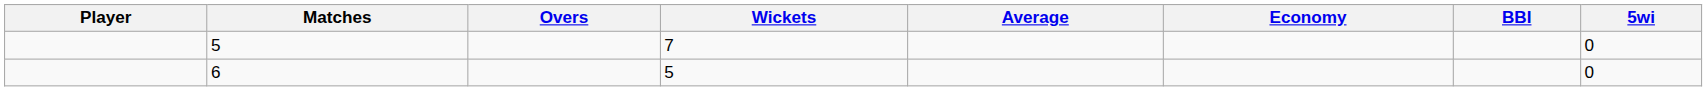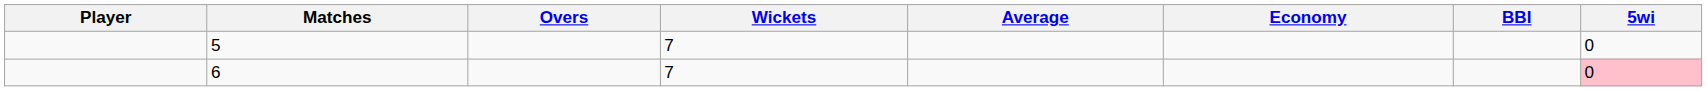(669, 72) 5 -> (669, 72) 7
(1589, 72) no background -> (1589, 72) pink background
